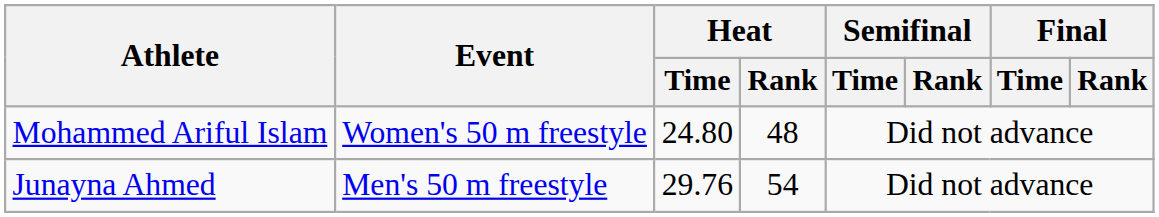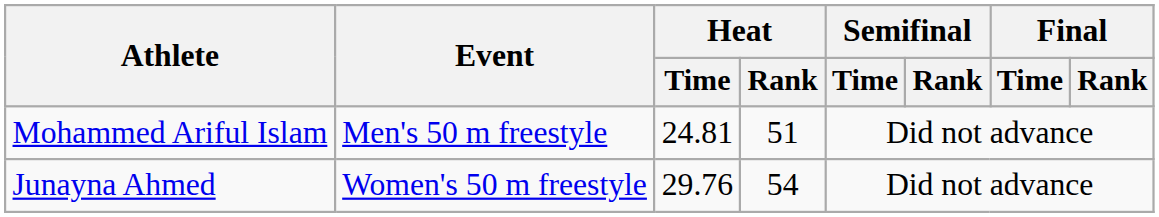(495, 132) Women's 50 m freestyle -> (475, 132) Men's 50 m freestyle
(697, 132) 24.80 -> (697, 132) 24.81
(783, 132) 48 -> (783, 132) 51
(475, 184) Men's 50 m freestyle -> (495, 184) Women's 50 m freestyle
